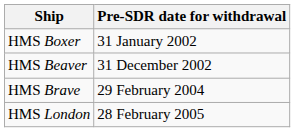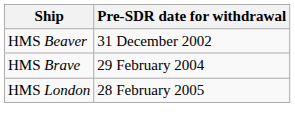- row: (44, 40)
